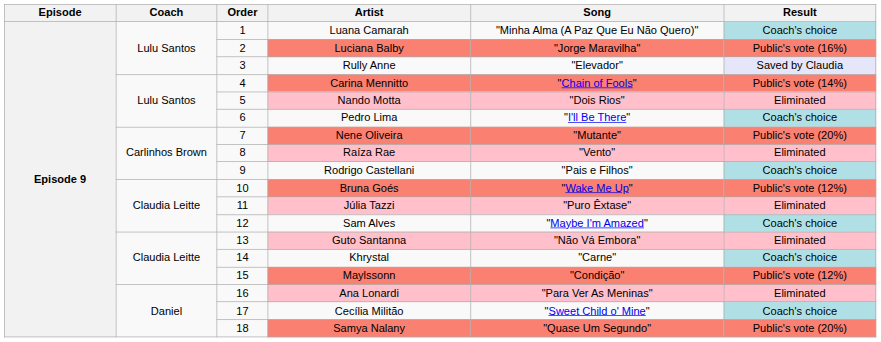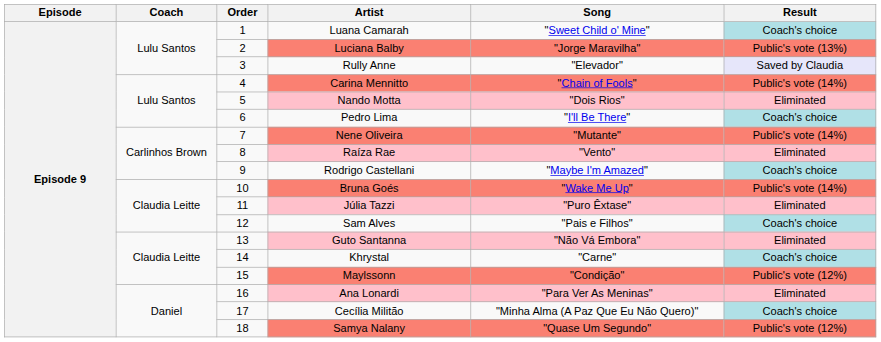(597, 30) "Minha Alma (A Paz Que Eu Não Quero)" -> (597, 30) "Sweet Child o' Mine"
(800, 48) Public's vote (16%) -> (800, 48) Public's vote (13%)
(800, 135) Public's vote (20%) -> (800, 135) Public's vote (14%)
(597, 170) "Pais e Filhos" -> (597, 170) "Maybe I'm Amazed"
(800, 188) Public's vote (12%) -> (800, 188) Public's vote (14%)
(597, 223) "Maybe I'm Amazed" -> (597, 223) "Pais e Filhos"
(597, 310) "Sweet Child o' Mine" -> (597, 310) "Minha Alma (A Paz Que Eu Não Quero)"
(800, 328) Public's vote (20%) -> (800, 328) Public's vote (12%)
